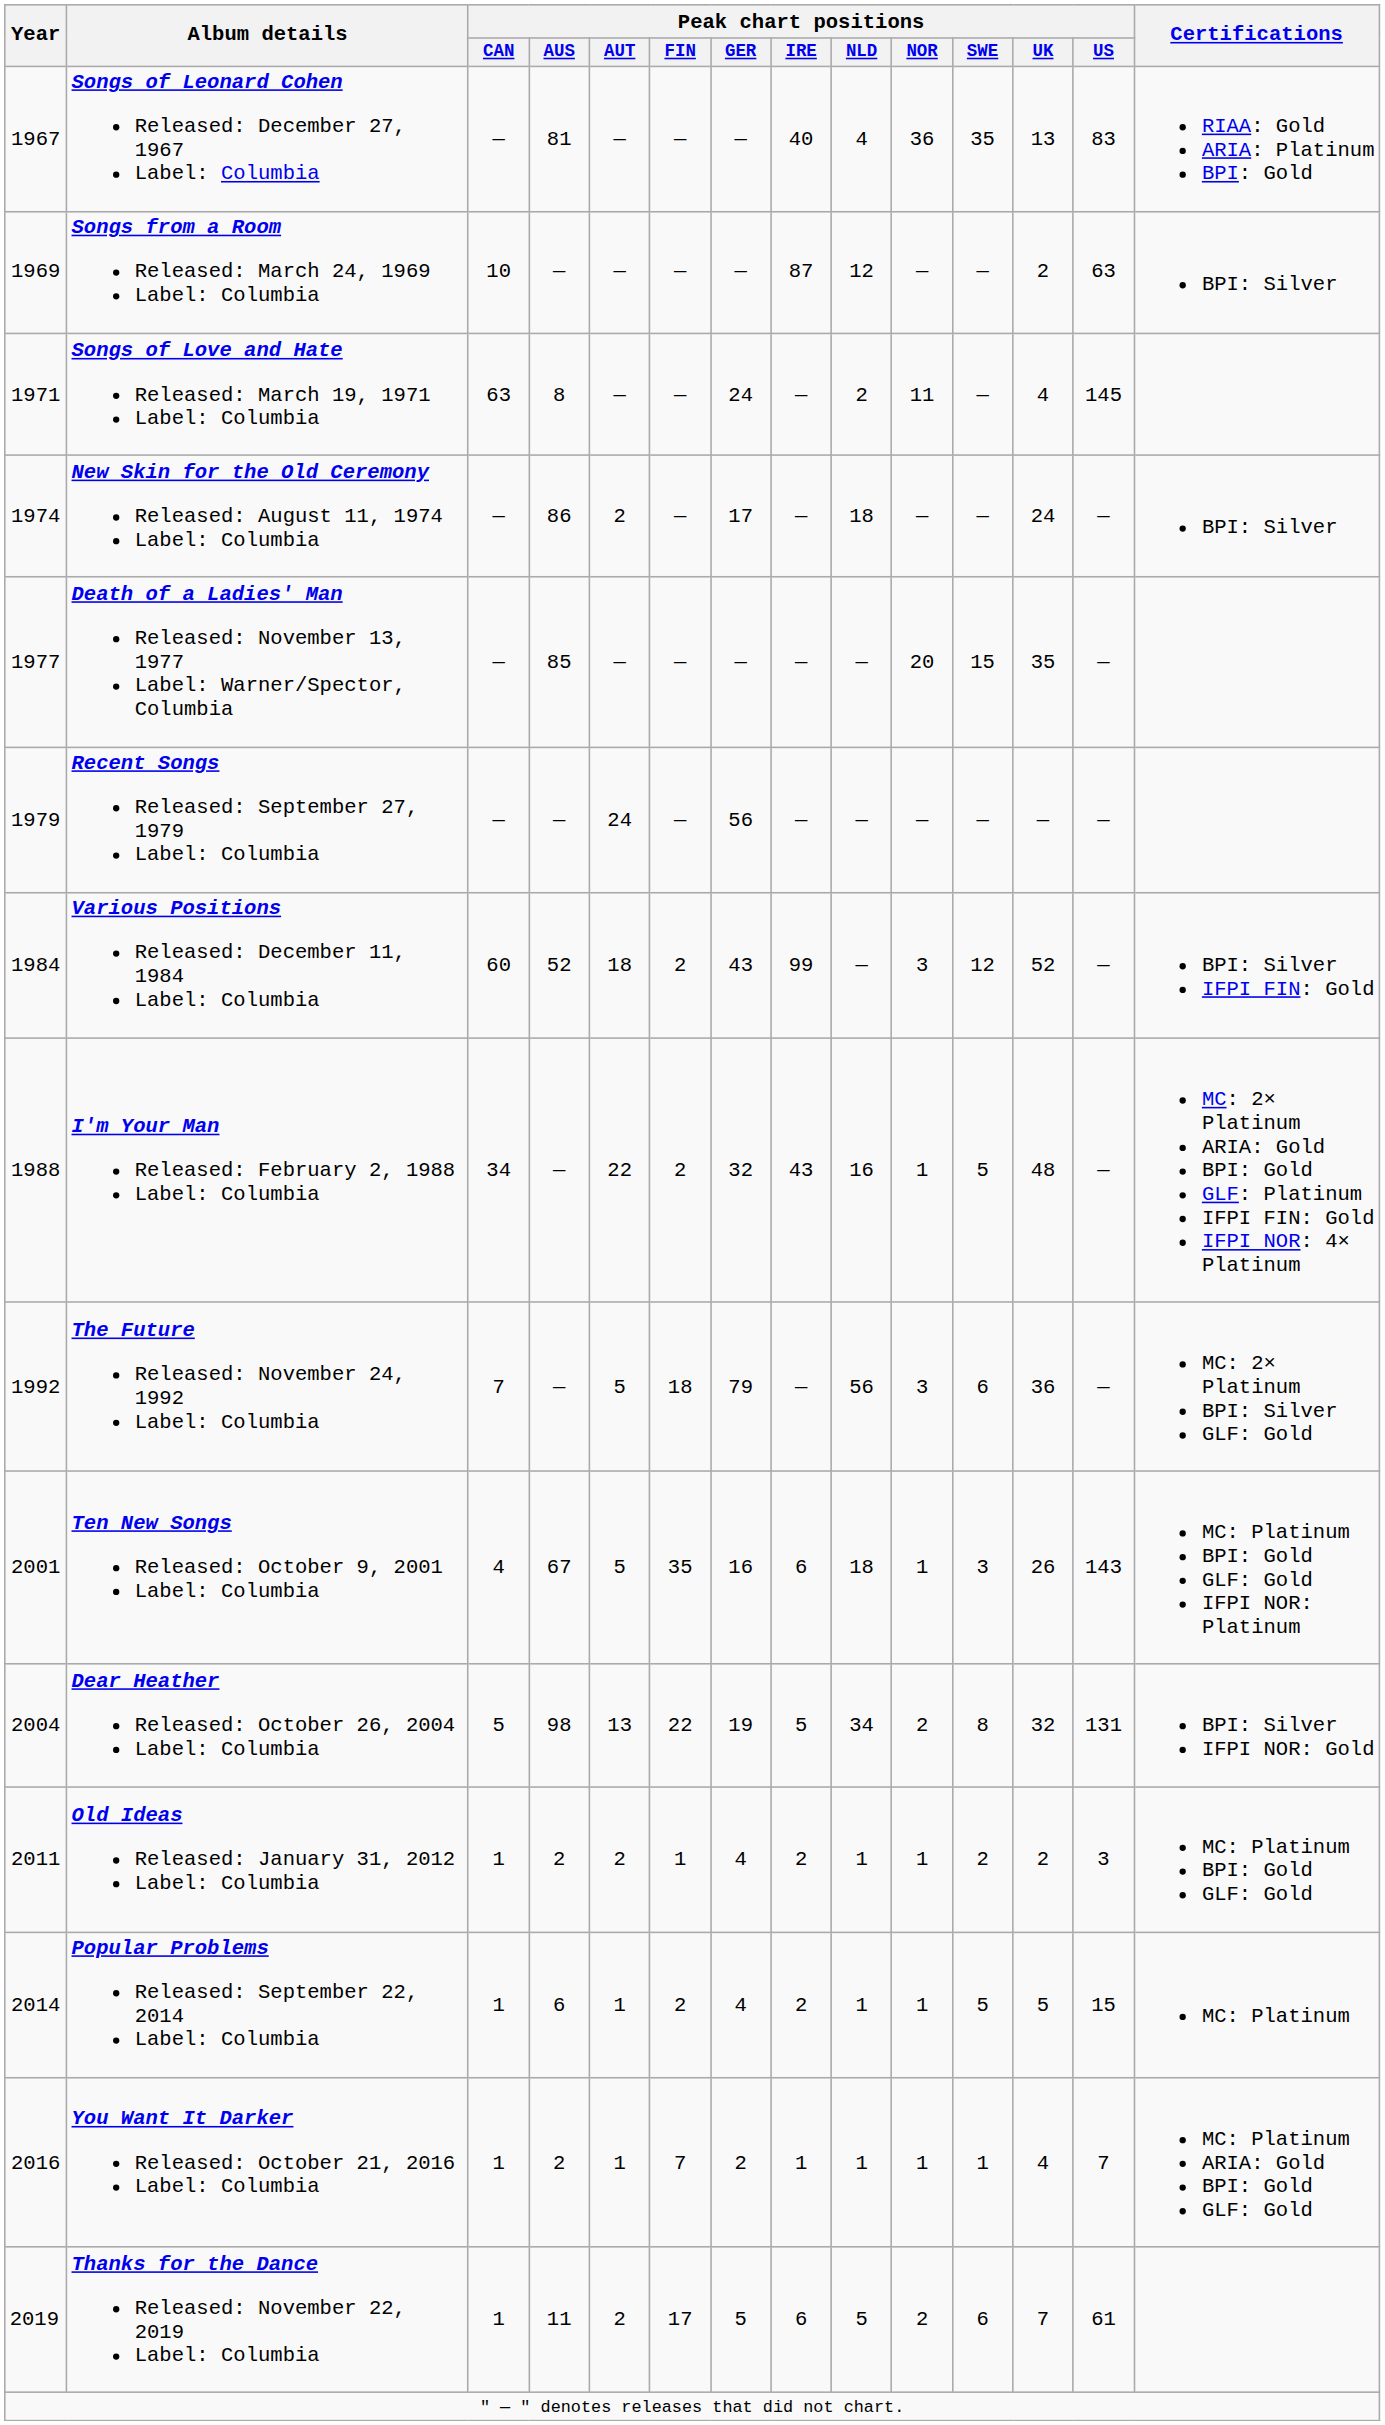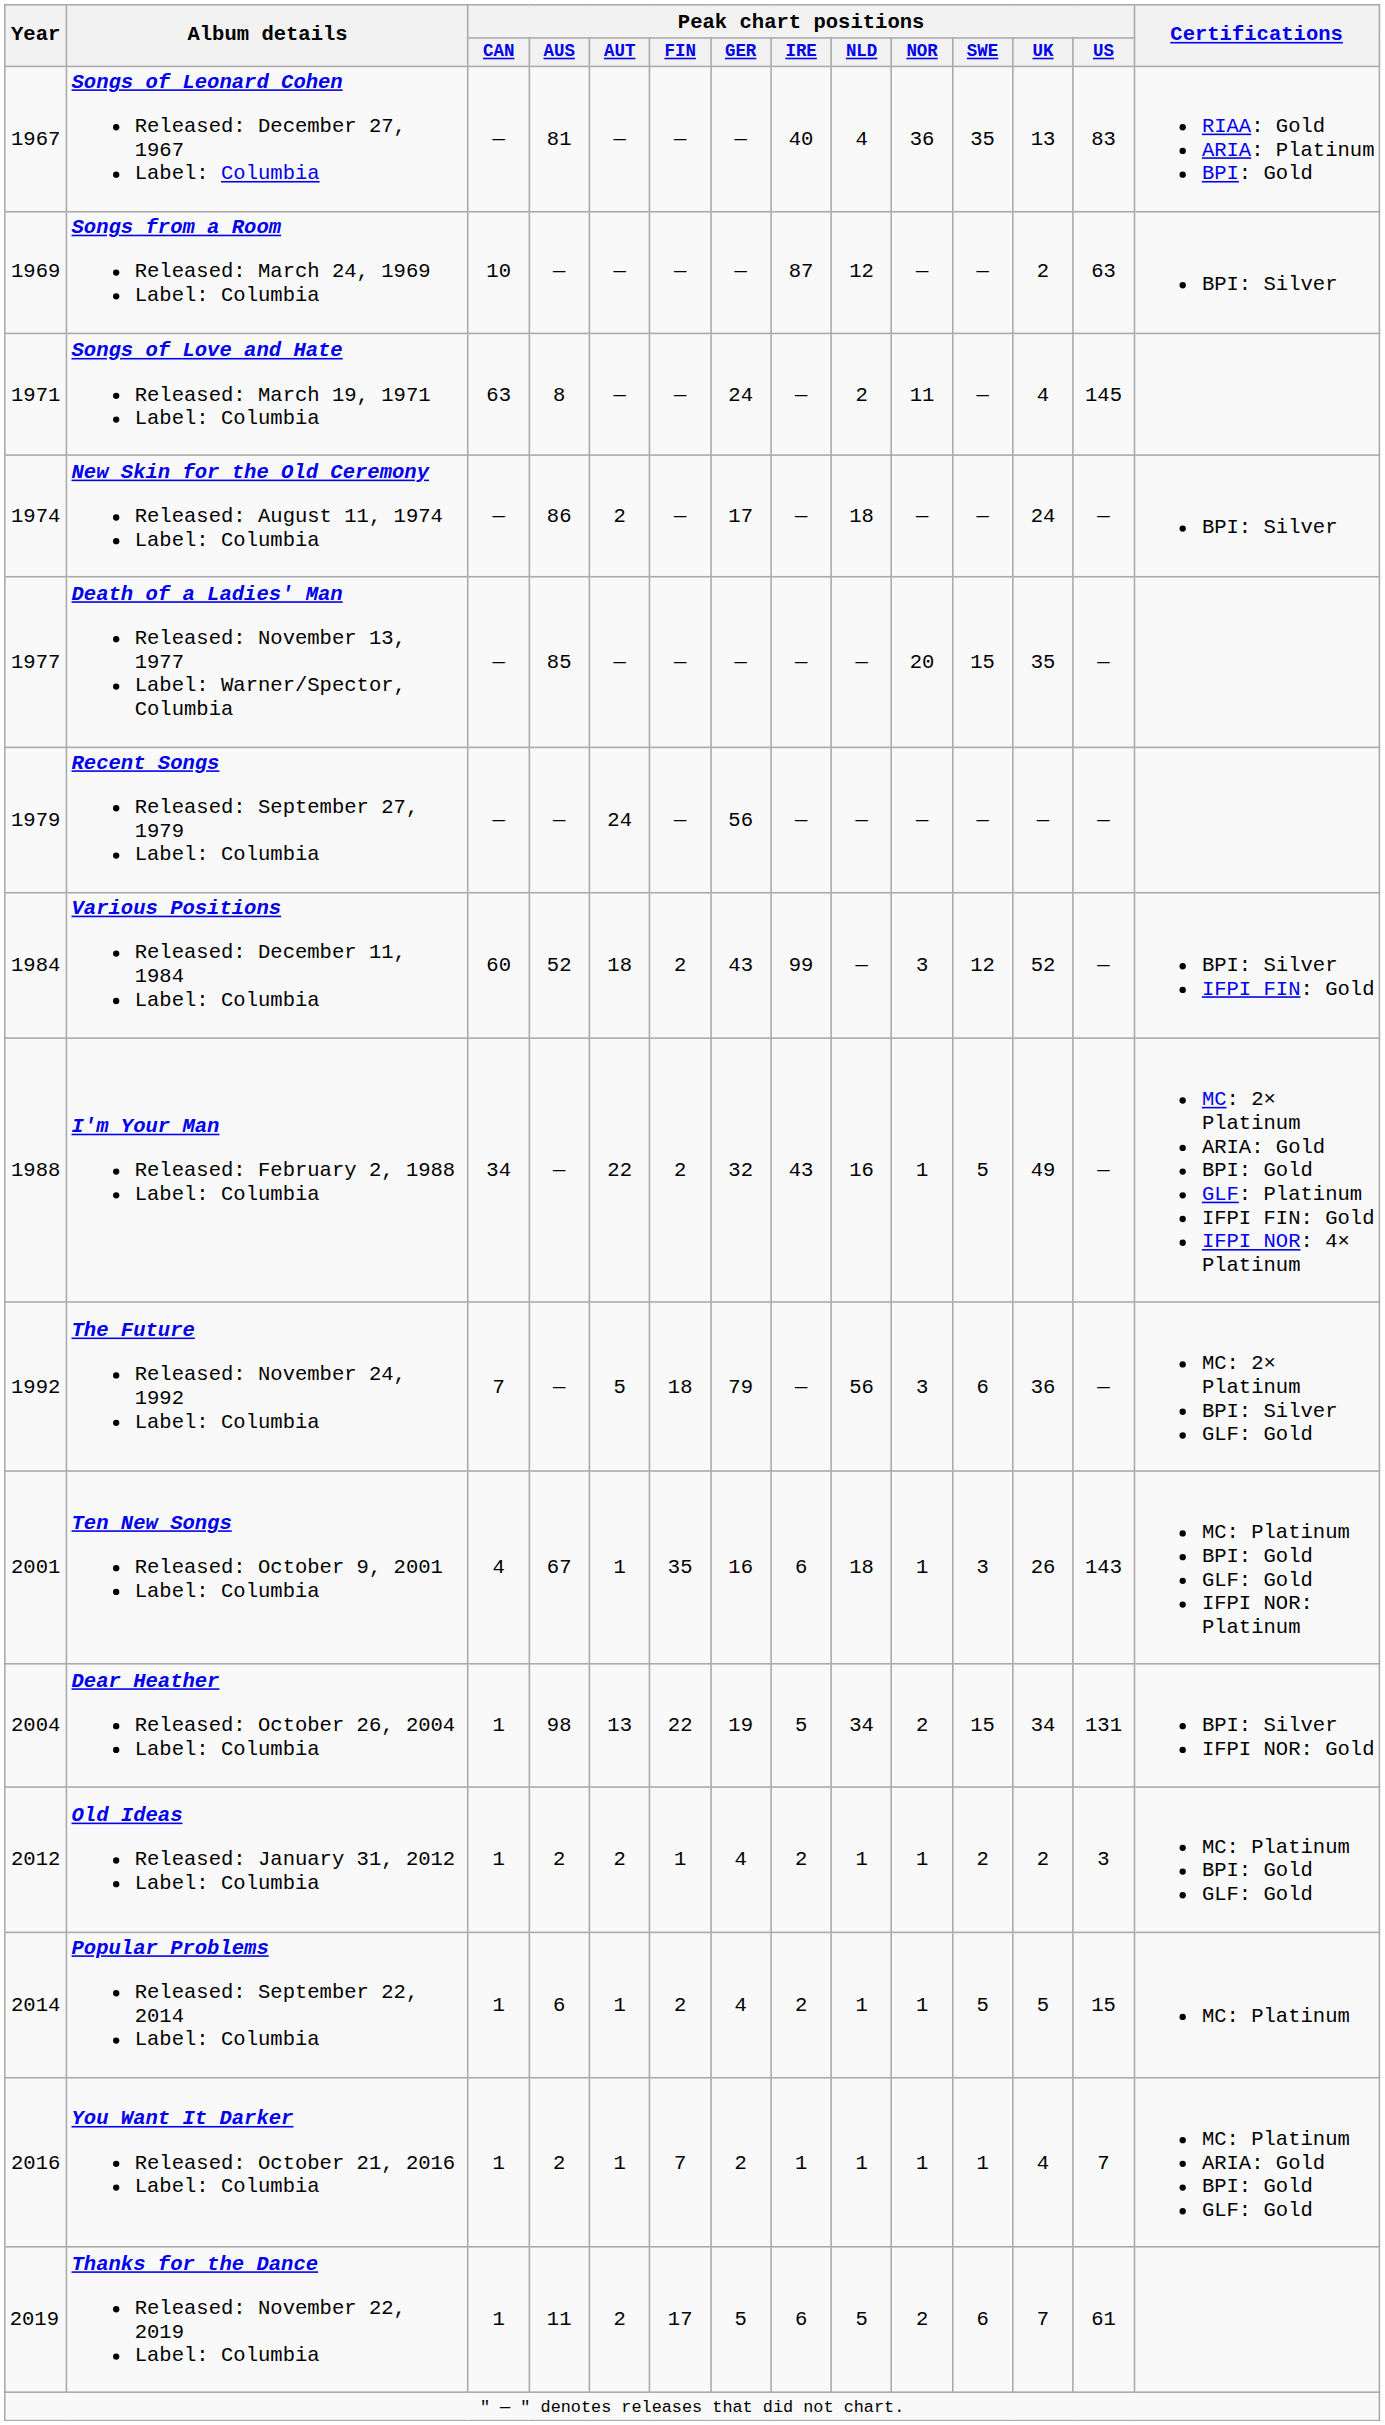(1043, 1170) 48 -> (1043, 1170) 49
(620, 1568) 5 -> (620, 1568) 1
(499, 1726) 5 -> (499, 1726) 1
(983, 1726) 8 -> (983, 1726) 15
(1043, 1726) 32 -> (1043, 1726) 34
(36, 1859) 2011 -> (36, 1859) 2012
